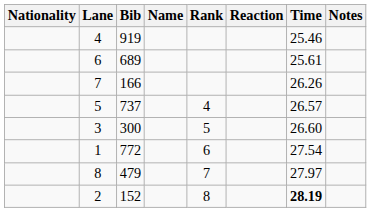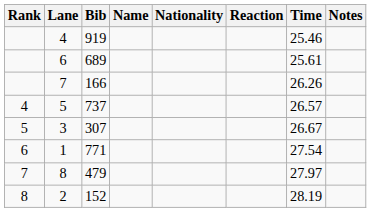columns swapped: (206, 15) <-> (42, 15)
(130, 128) 300 -> (96, 128) 307
(306, 128) 26.60 -> (306, 128) 26.67
(130, 151) 772 -> (96, 151) 771
(306, 196) bold -> (306, 196) normal
